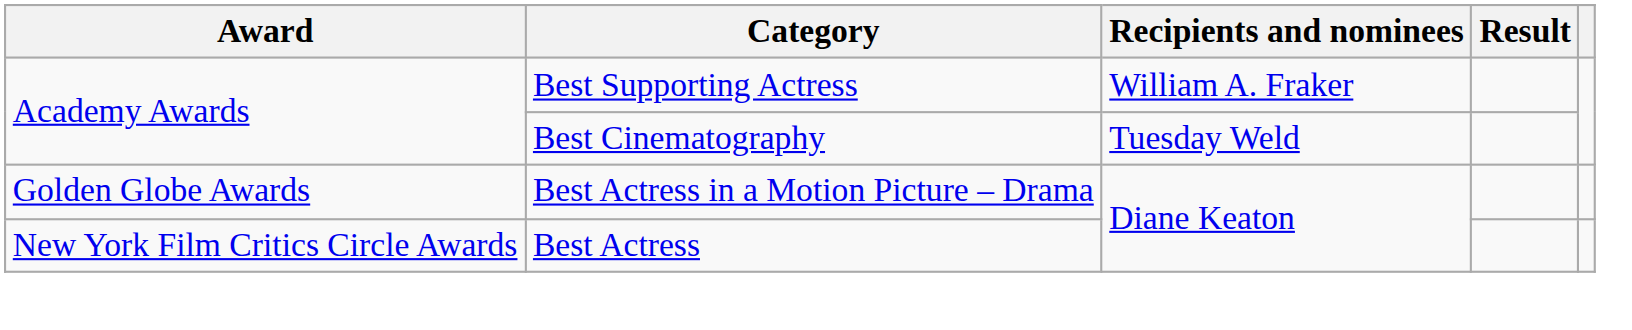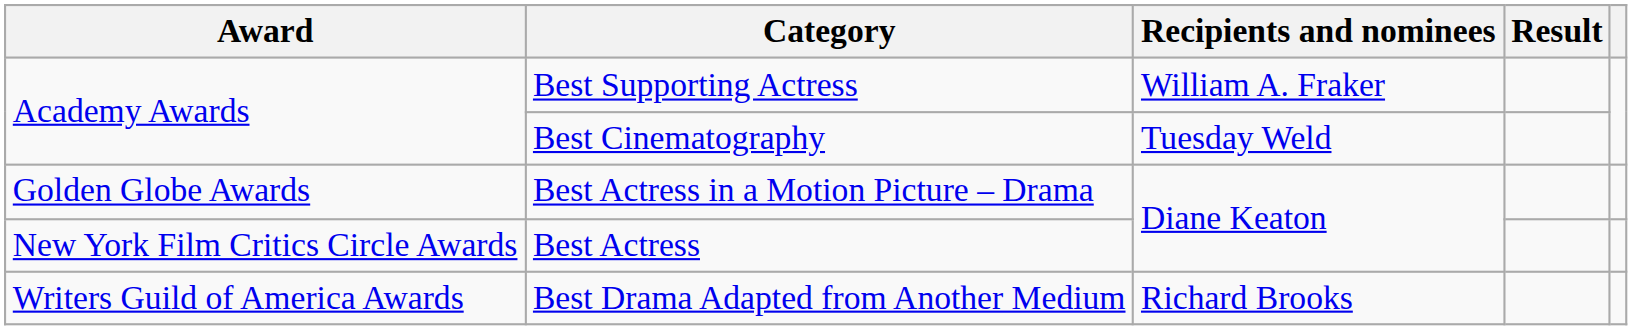+ row: (829, 297)
